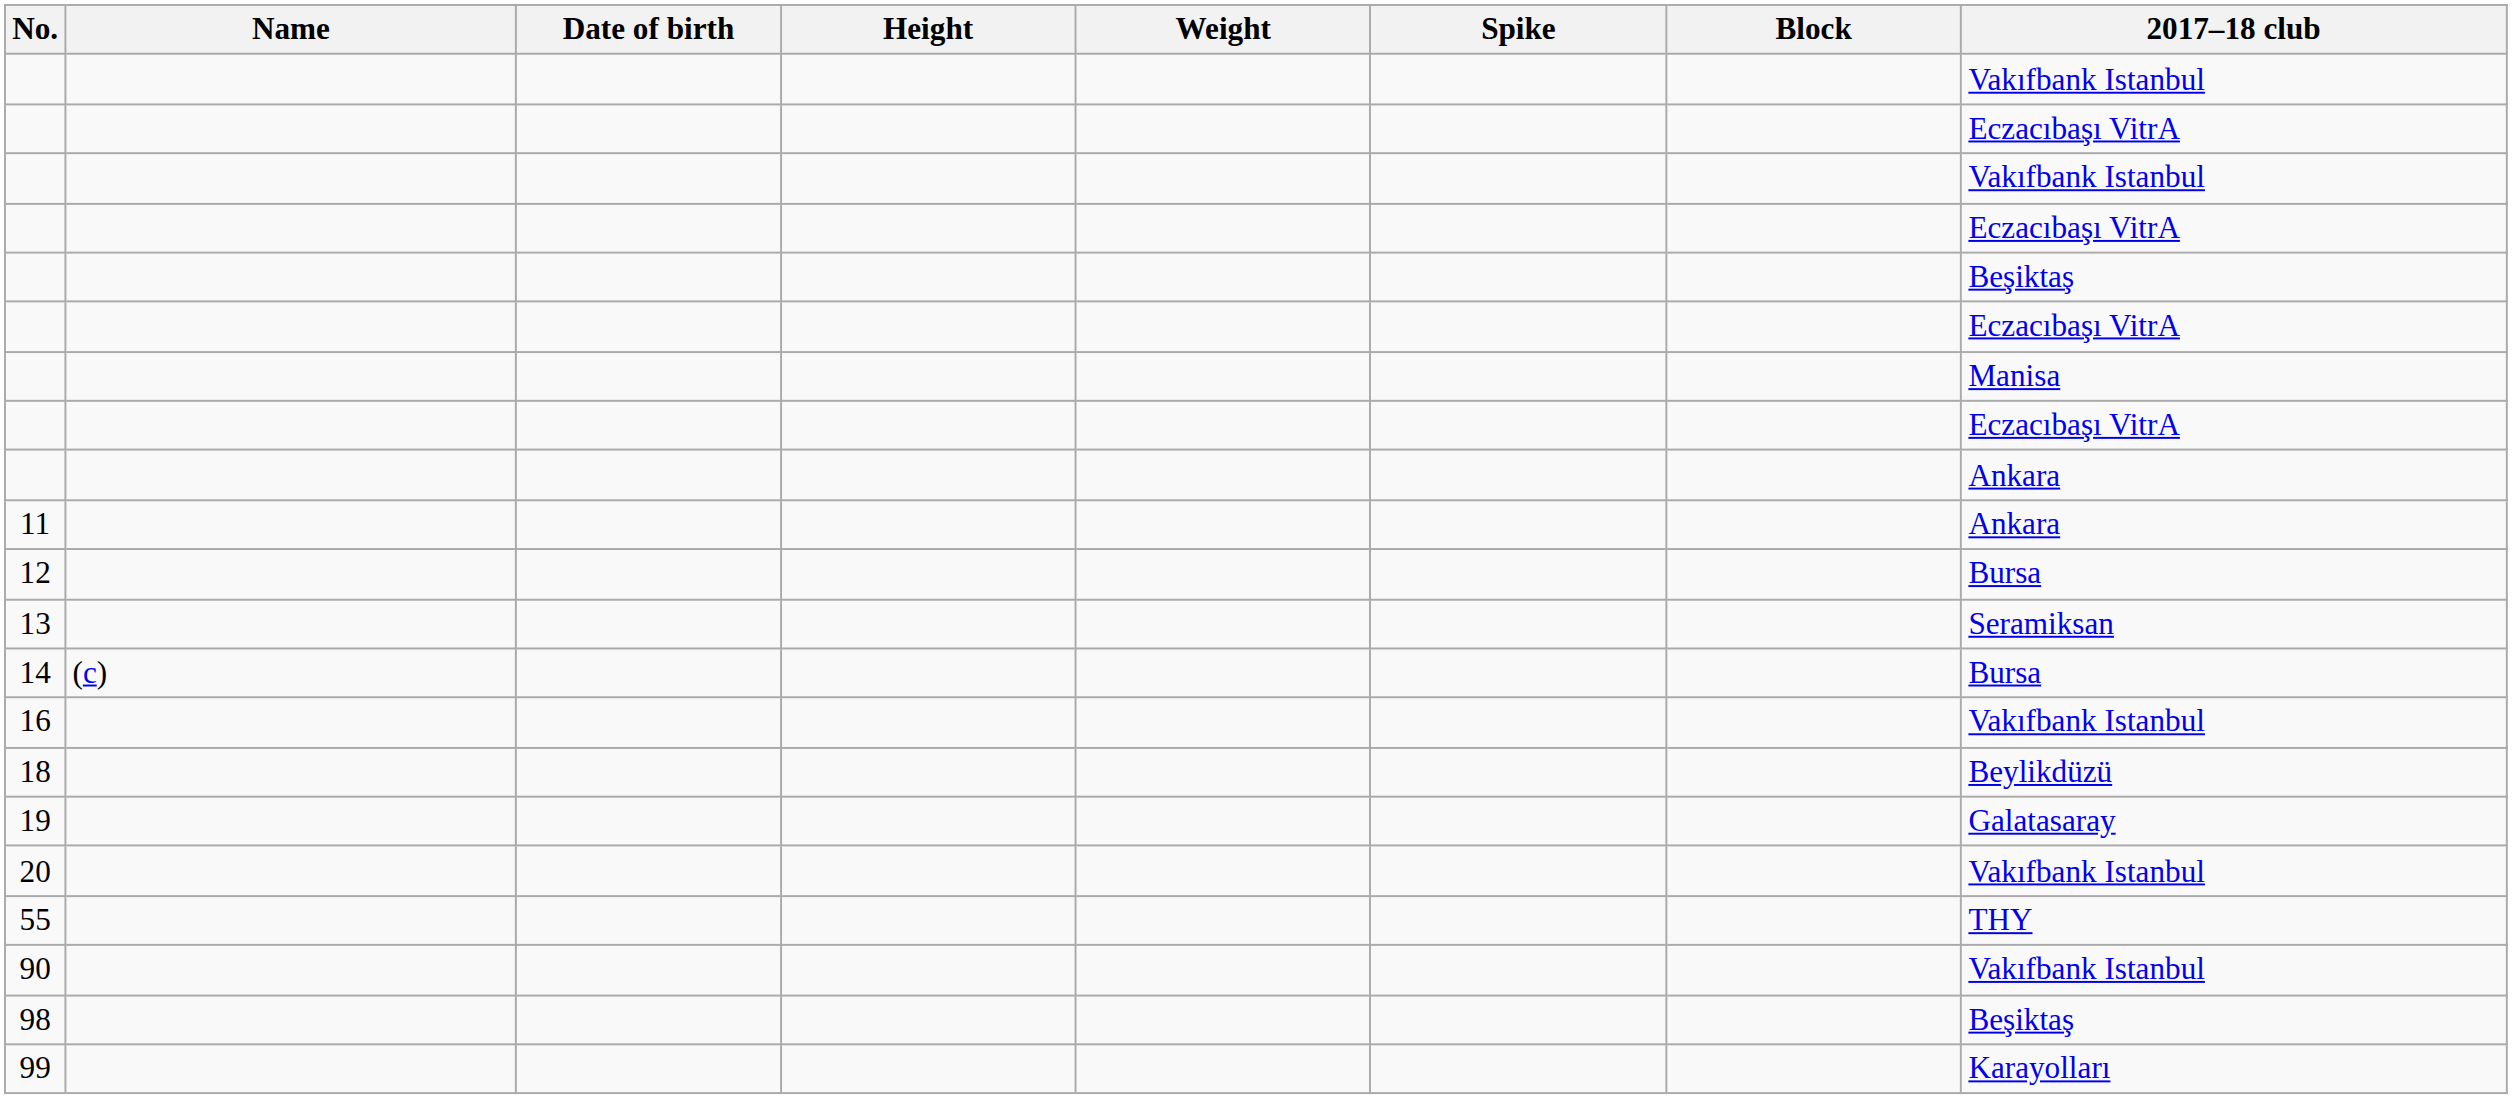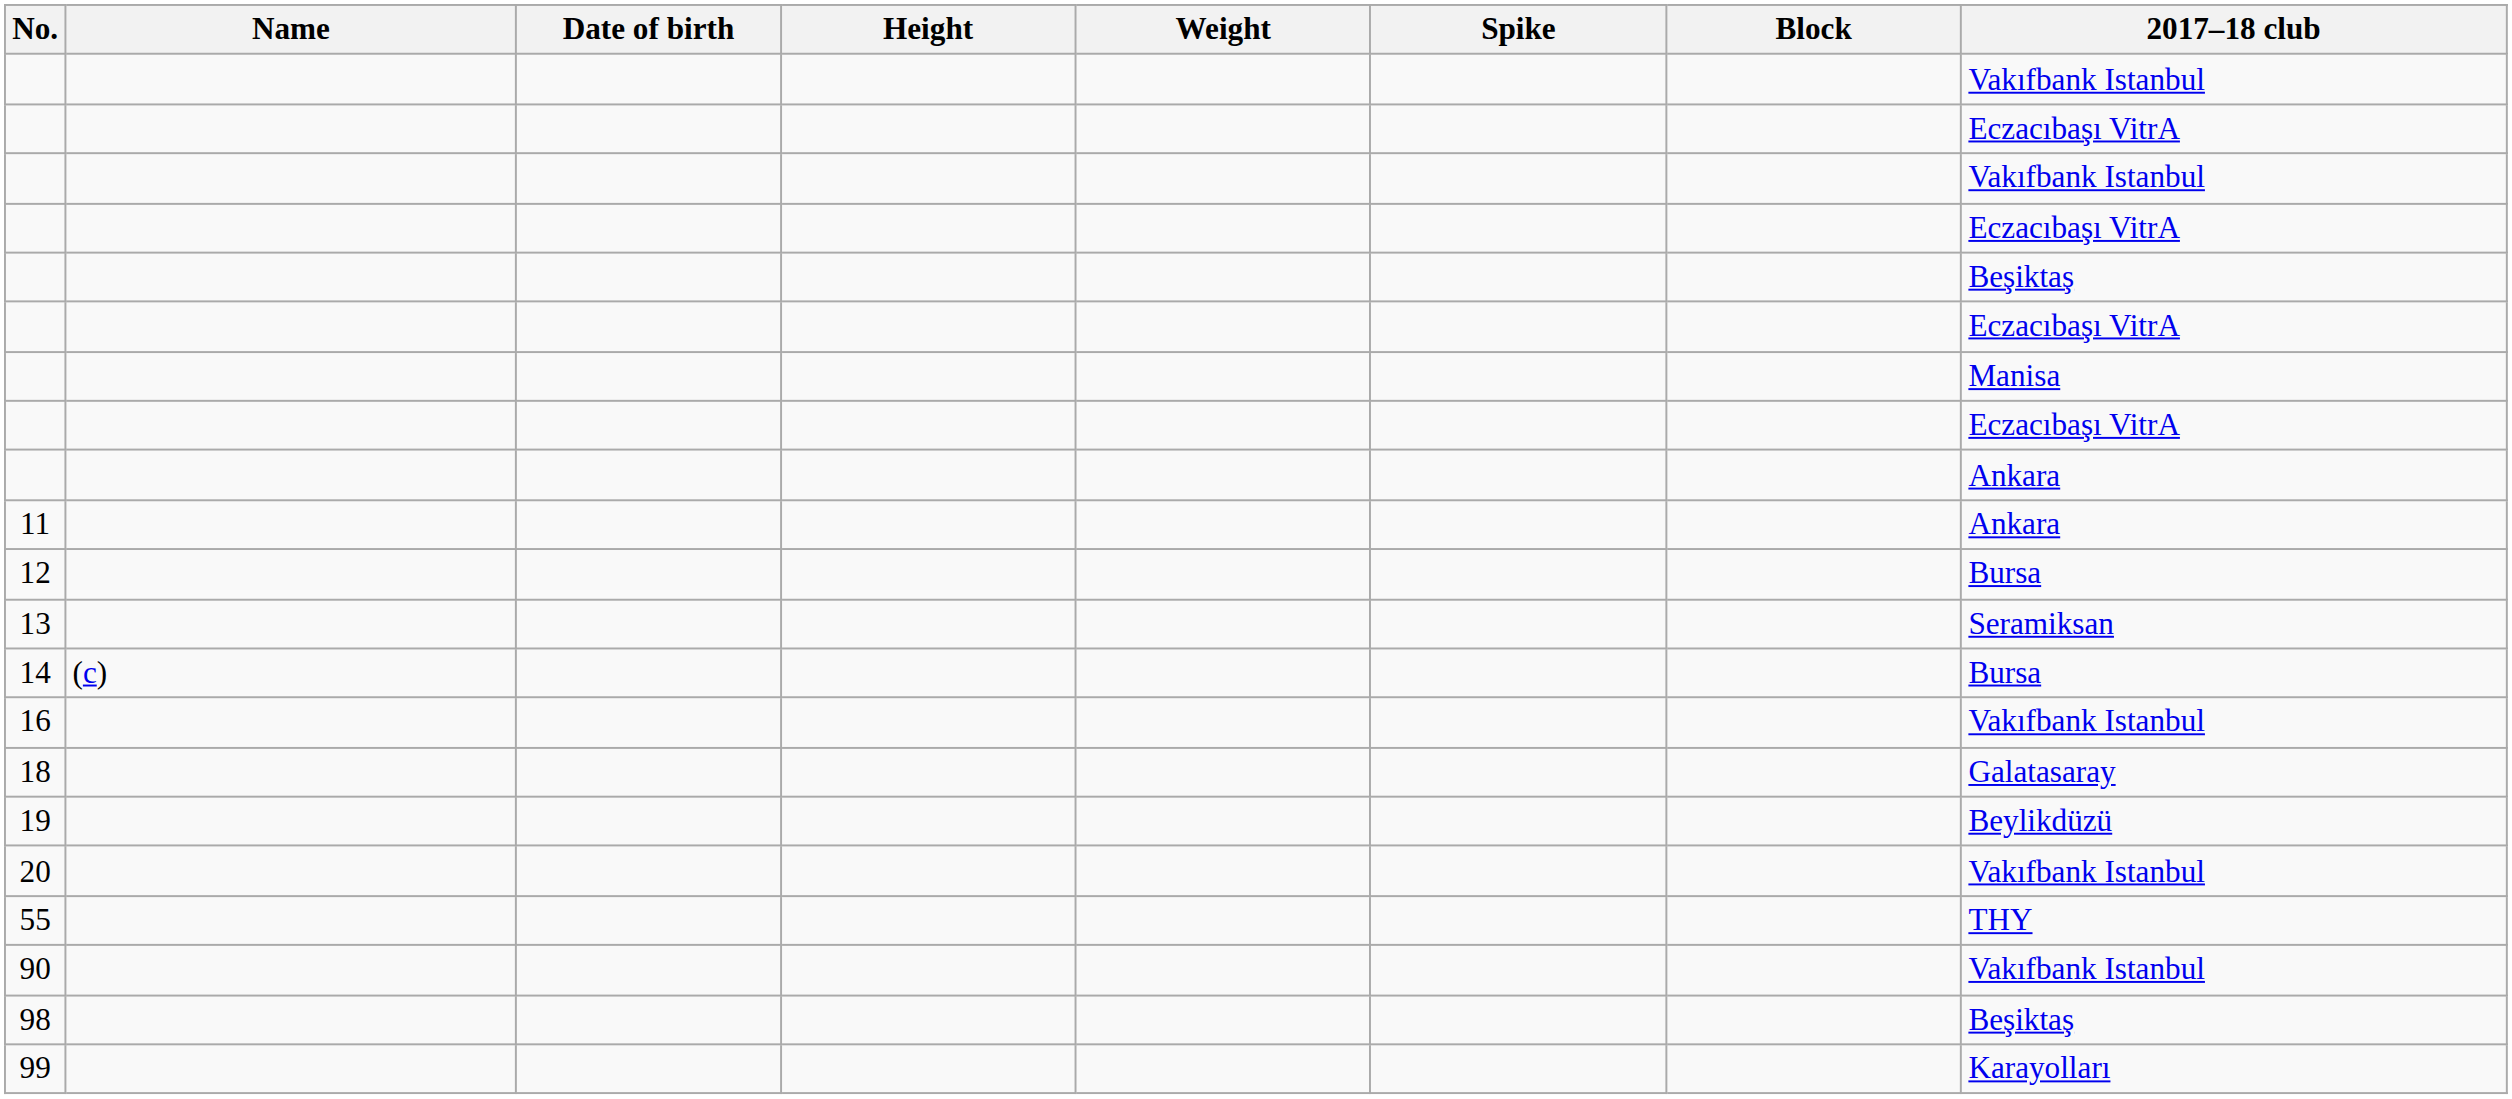(2040, 771) Beylikdüzü -> (2042, 771) Galatasaray
(2042, 820) Galatasaray -> (2040, 820) Beylikdüzü
